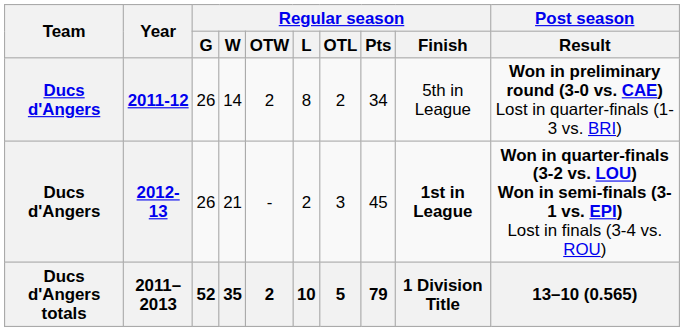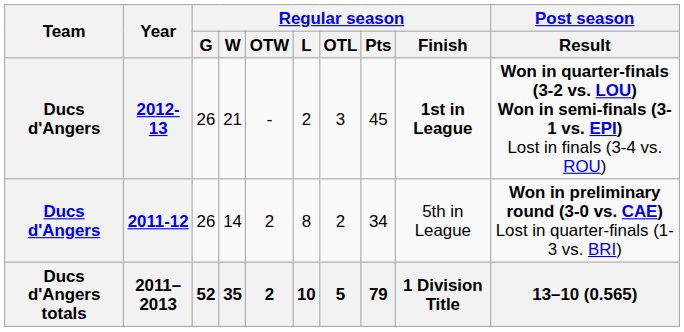rows swapped: (158, 100) <-> (158, 202)
